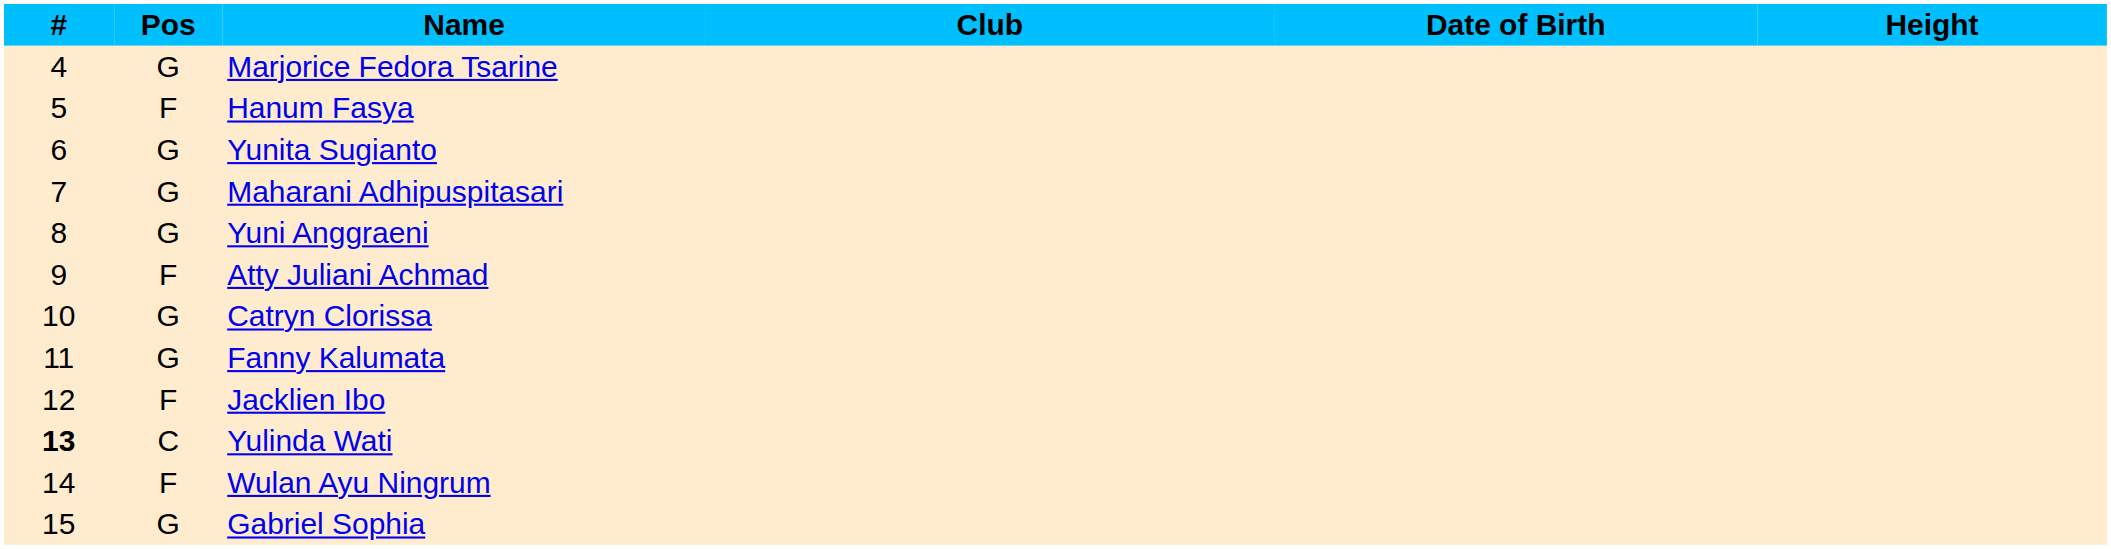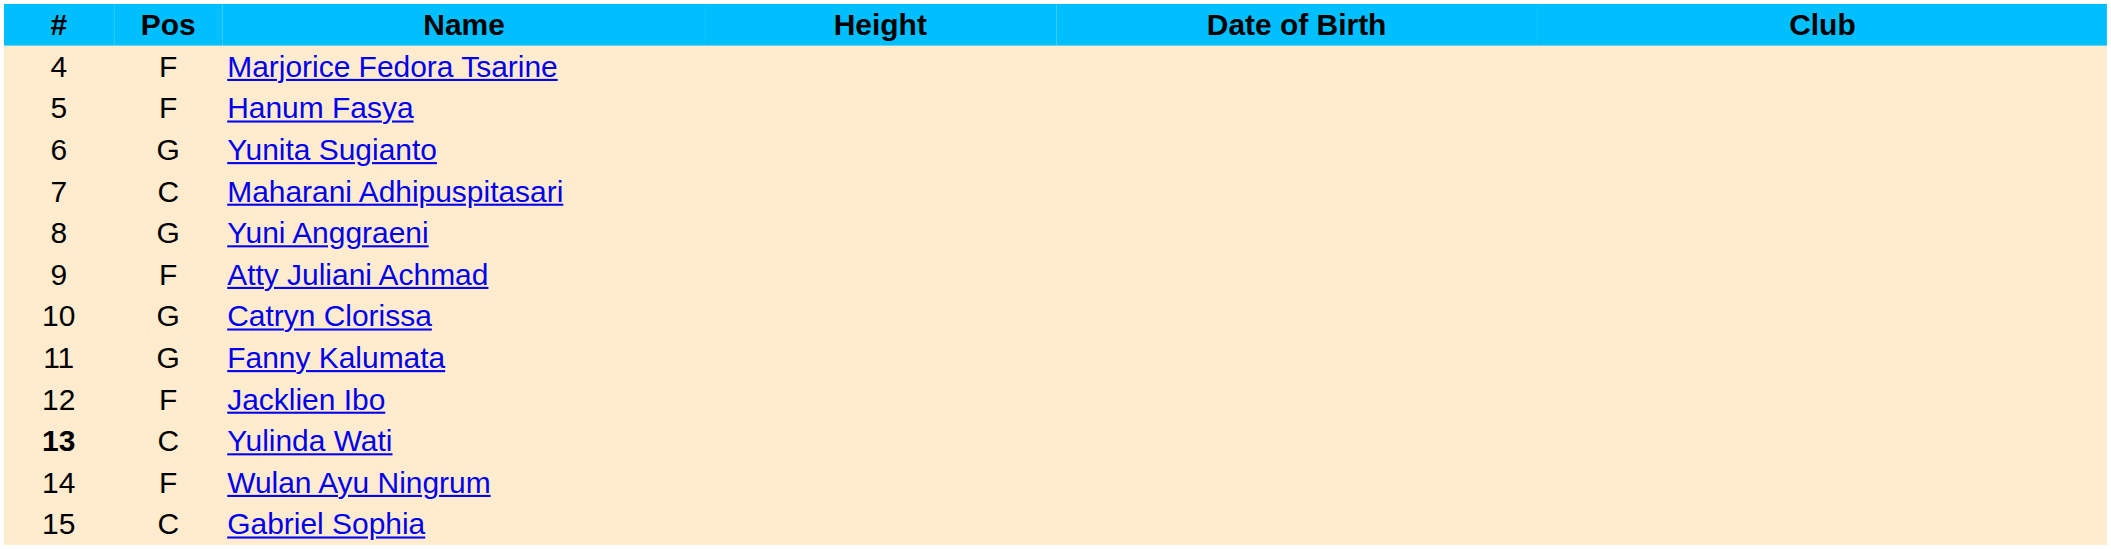columns swapped: (990, 25) <-> (1932, 25)
(168, 66) G -> (168, 66) F
(168, 191) G -> (168, 191) C
(168, 524) G -> (168, 524) C
